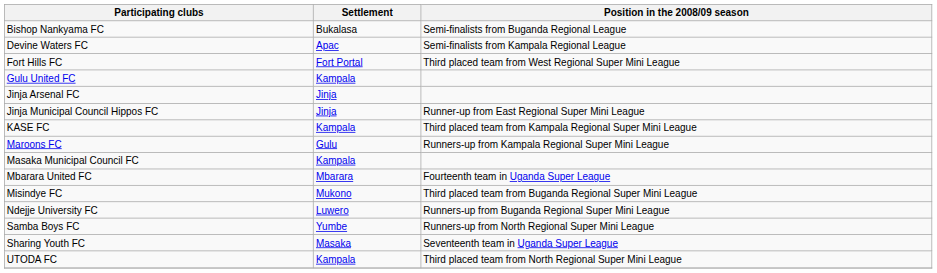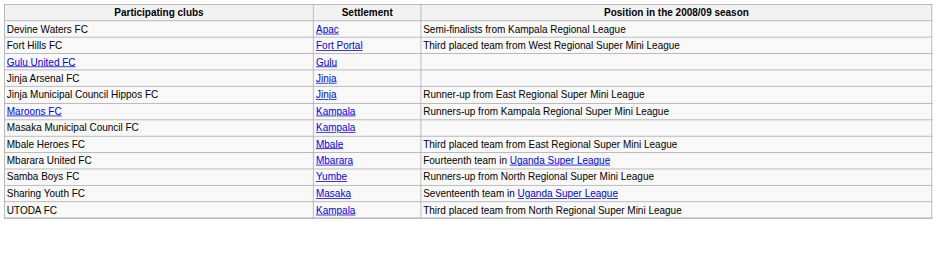- row: (55, 29)
(336, 78) Kampala -> (327, 62) Gulu
- row: (28, 128)
(327, 144) Gulu -> (336, 111) Kampala
+ row: (46, 144)
- row: (34, 193)
- row: (52, 210)
